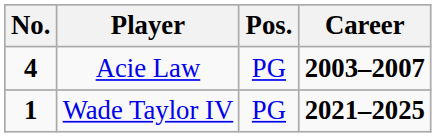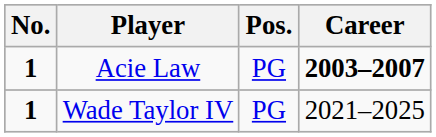(31, 68) 4 -> (31, 68) 1
(365, 110) bold -> (365, 110) normal
